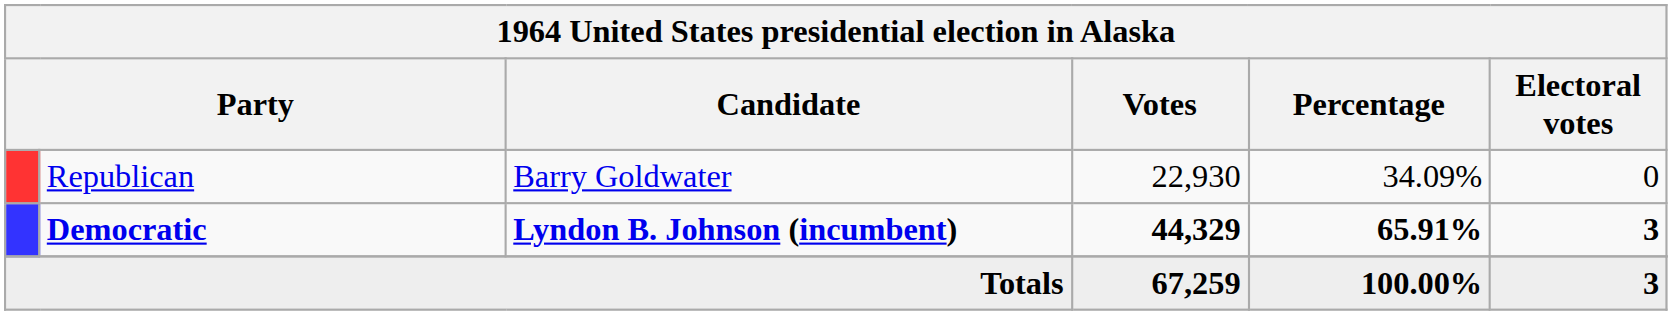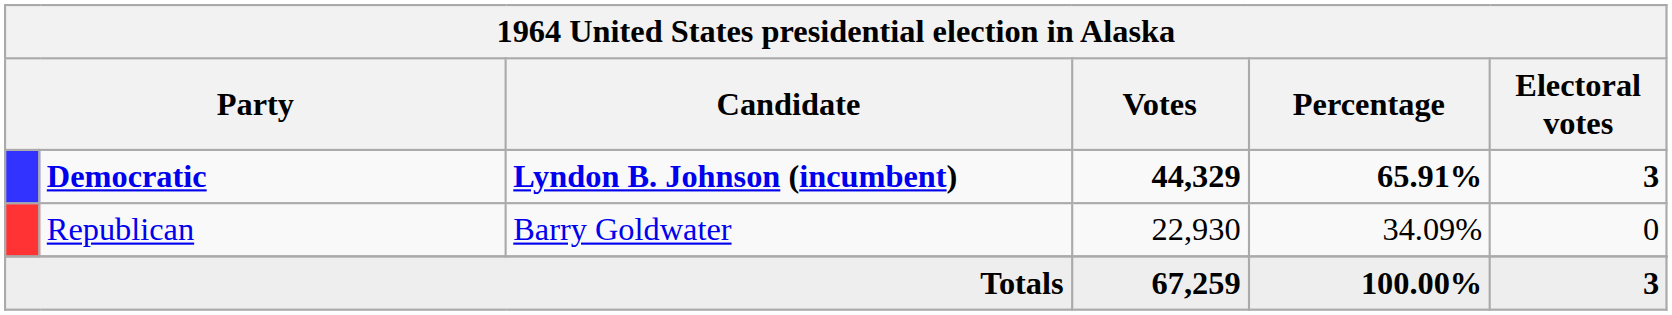rows swapped: (127, 229) <-> (120, 176)
